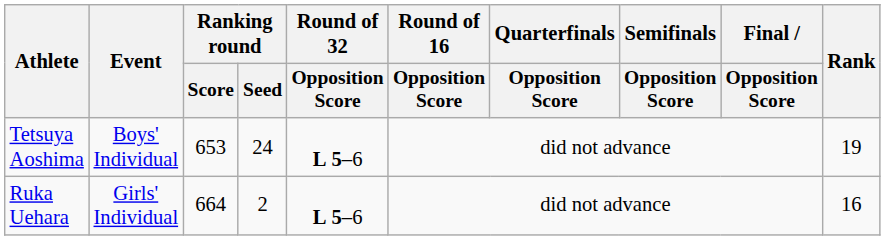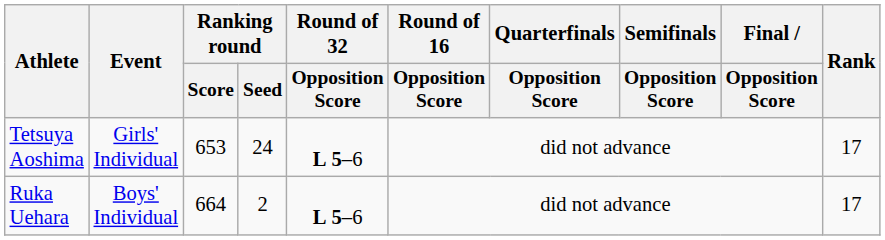(136, 147) Boys' Individual -> (136, 147) Girls' Individual
(851, 147) 19 -> (851, 147) 17
(136, 205) Girls' Individual -> (136, 205) Boys' Individual
(851, 205) 16 -> (851, 205) 17
